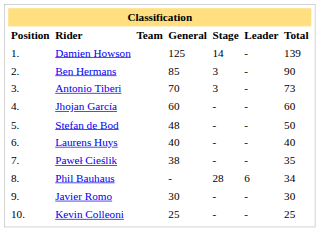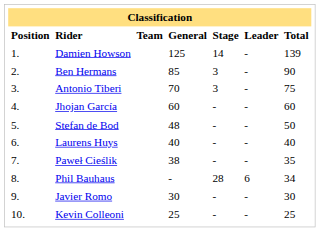(290, 89) 73 -> (290, 89) 75
